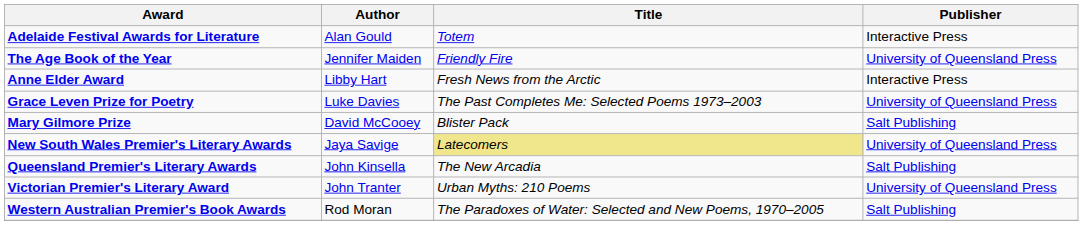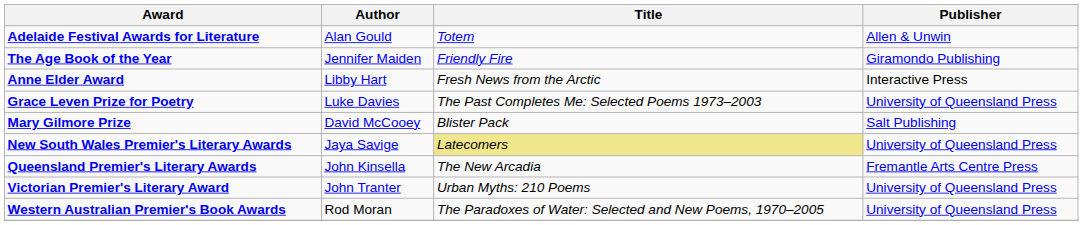(917, 36) Interactive Press -> (909, 36) Allen & Unwin
(961, 58) University of Queensland Press -> (933, 58) Giramondo Publishing
(911, 166) Salt Publishing -> (952, 166) Fremantle Arts Centre Press
(911, 209) Salt Publishing -> (961, 209) University of Queensland Press
